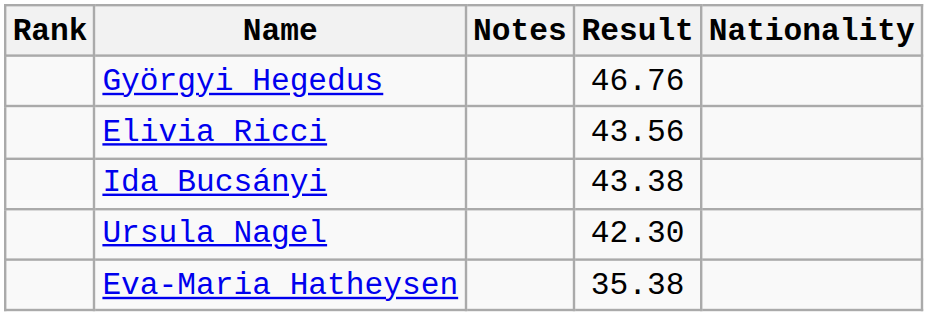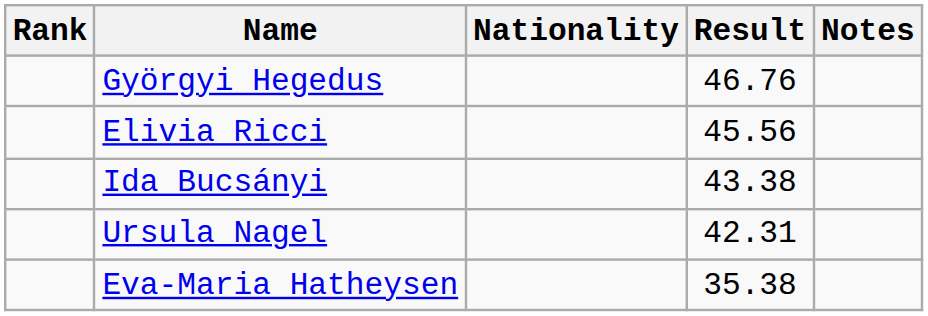columns swapped: (812, 31) <-> (520, 31)
(638, 132) 43.56 -> (750, 132) 45.56
(638, 234) 42.30 -> (750, 234) 42.31
